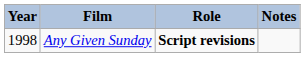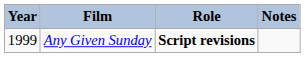(22, 40) 1998 -> (22, 40) 1999
